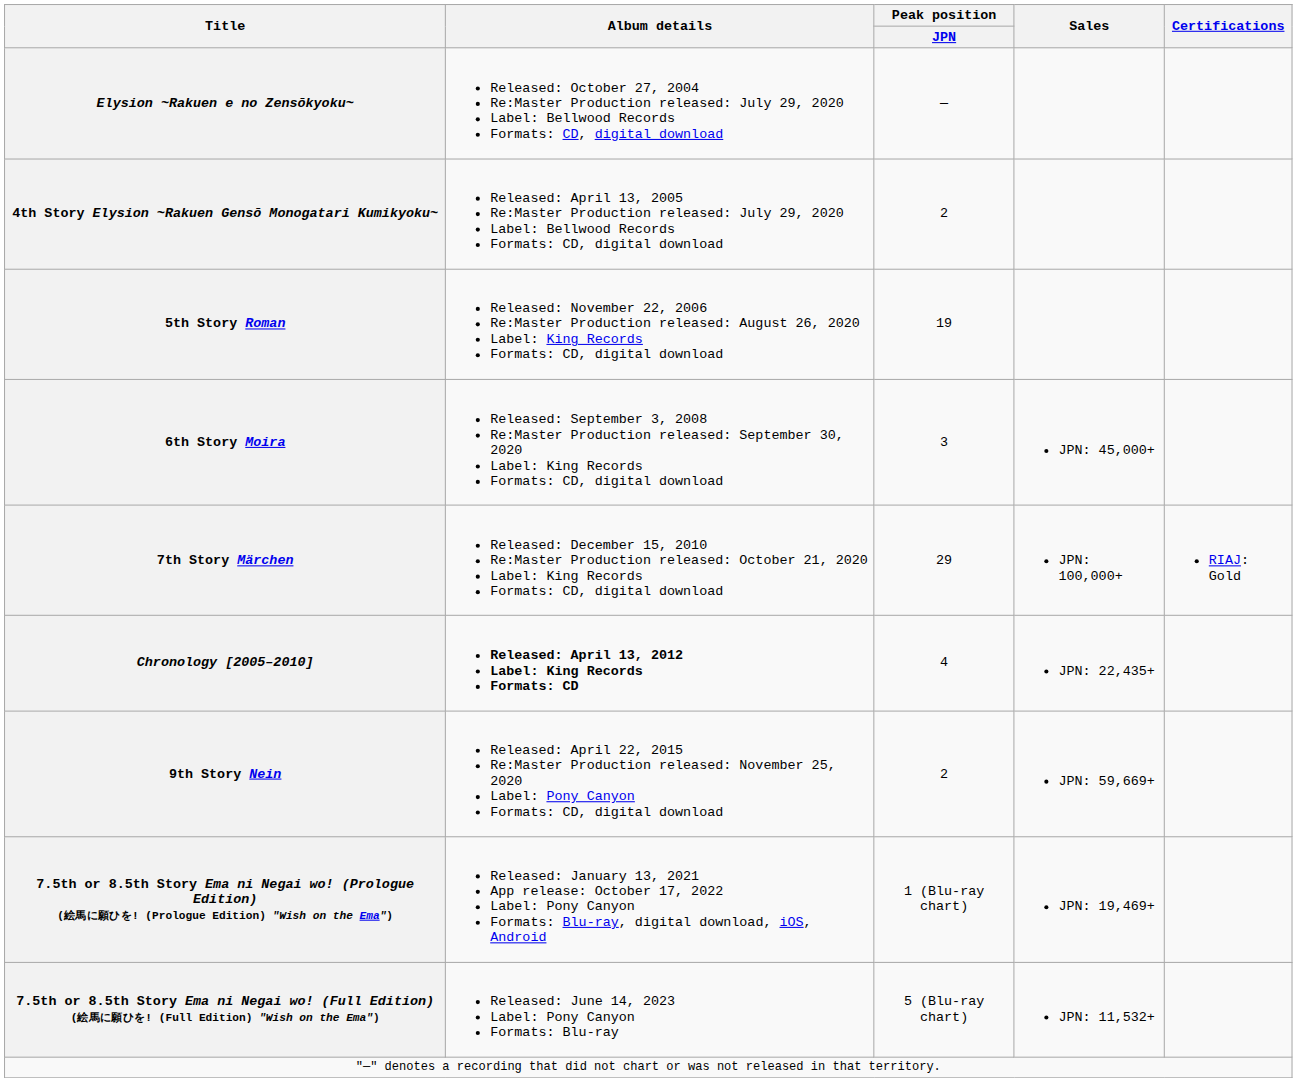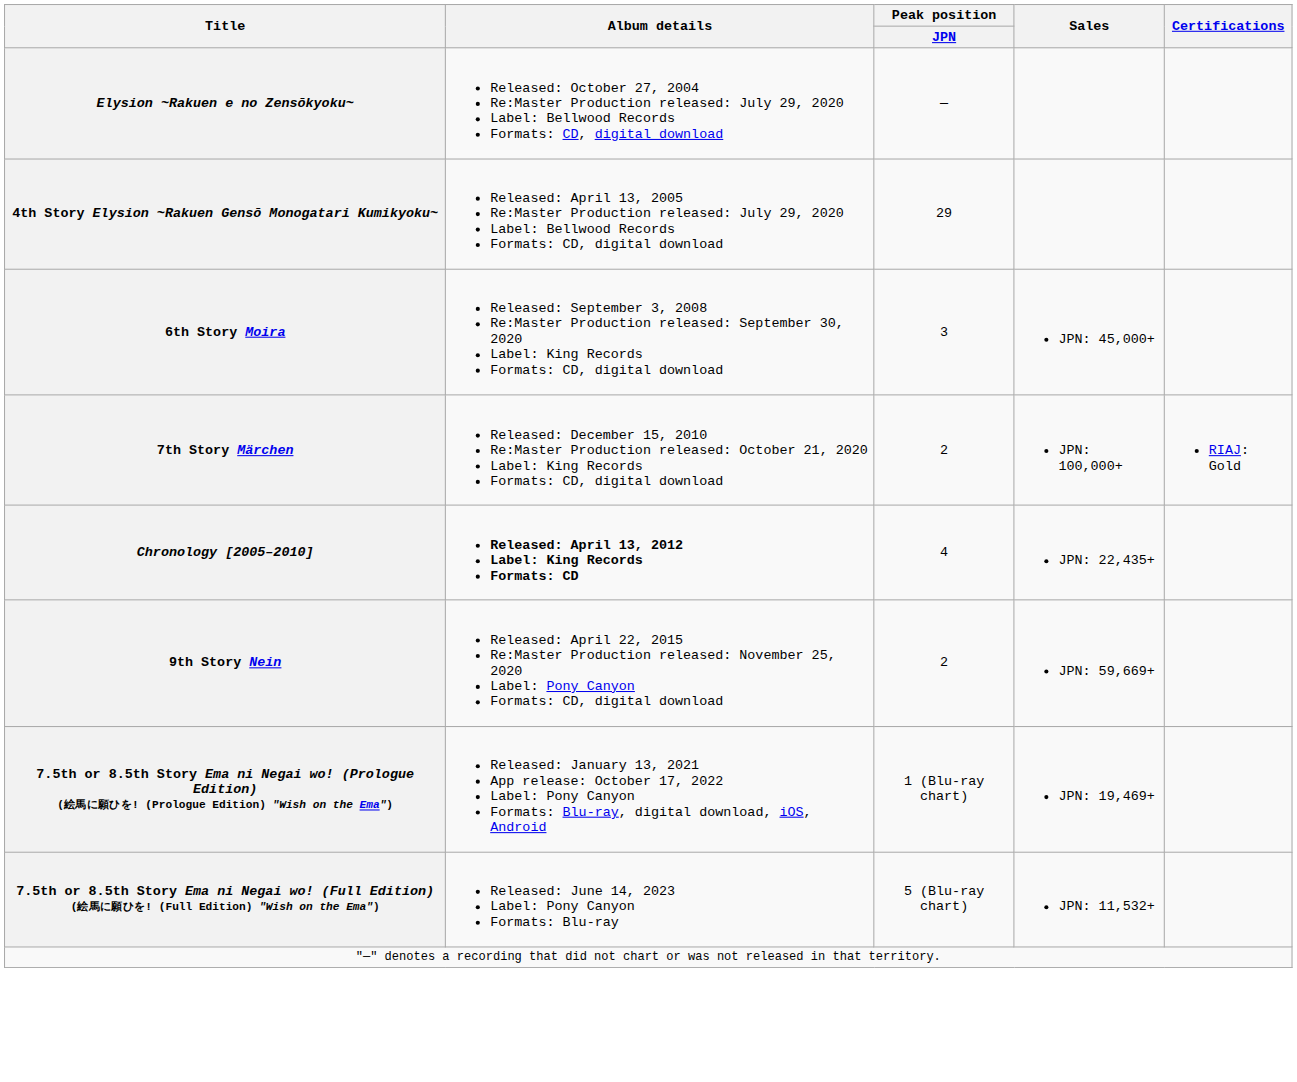(944, 214) 2 -> (944, 214) 29
- row: (225, 324)
(944, 560) 29 -> (944, 450) 2
